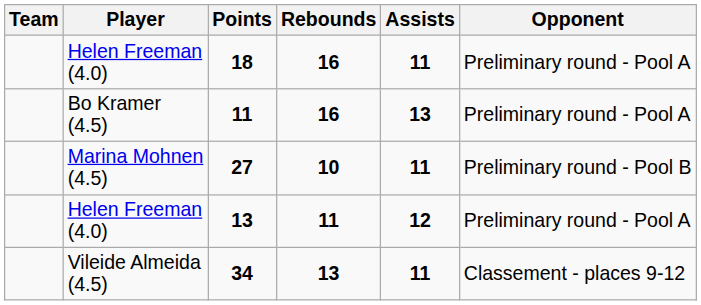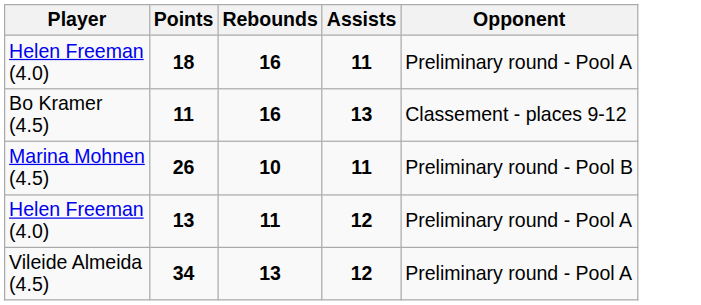- column: (34, 19)
(577, 114) Preliminary round - Pool A -> (516, 114) Classement - places 9-12
(242, 167) 27 -> (184, 167) 26
(420, 273) 11 -> (362, 273) 12
(574, 273) Classement - places 9-12 -> (519, 273) Preliminary round - Pool A
